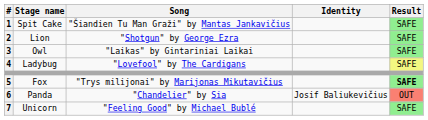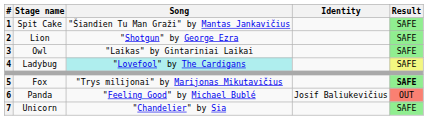(179, 64) no background -> (179, 64) paleturquoise background
(179, 95) "Chandelier" by Sia -> (179, 95) "Feeling Good" by Michael Bublé
(179, 108) "Feeling Good" by Michael Bublé -> (179, 108) "Chandelier" by Sia
